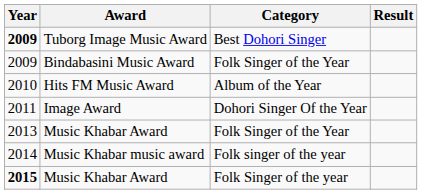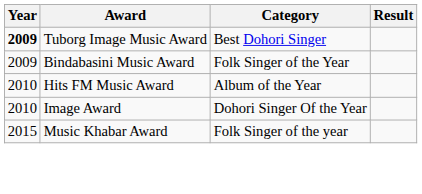(22, 108) 2011 -> (22, 108) 2010
- row: (106, 131)
- row: (124, 154)
(22, 177) bold -> (22, 131) normal
